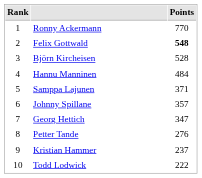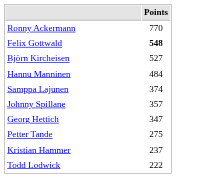- column: (18, 12)
(182, 58) 528 -> (156, 58) 527
(182, 89) 371 -> (156, 89) 374
(182, 134) 276 -> (156, 134) 275
